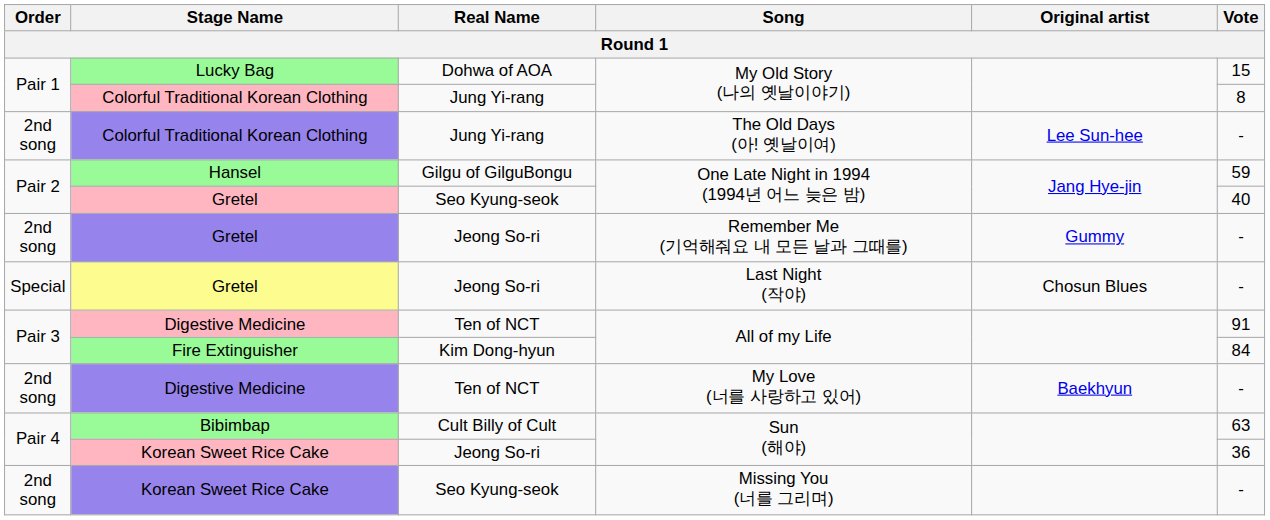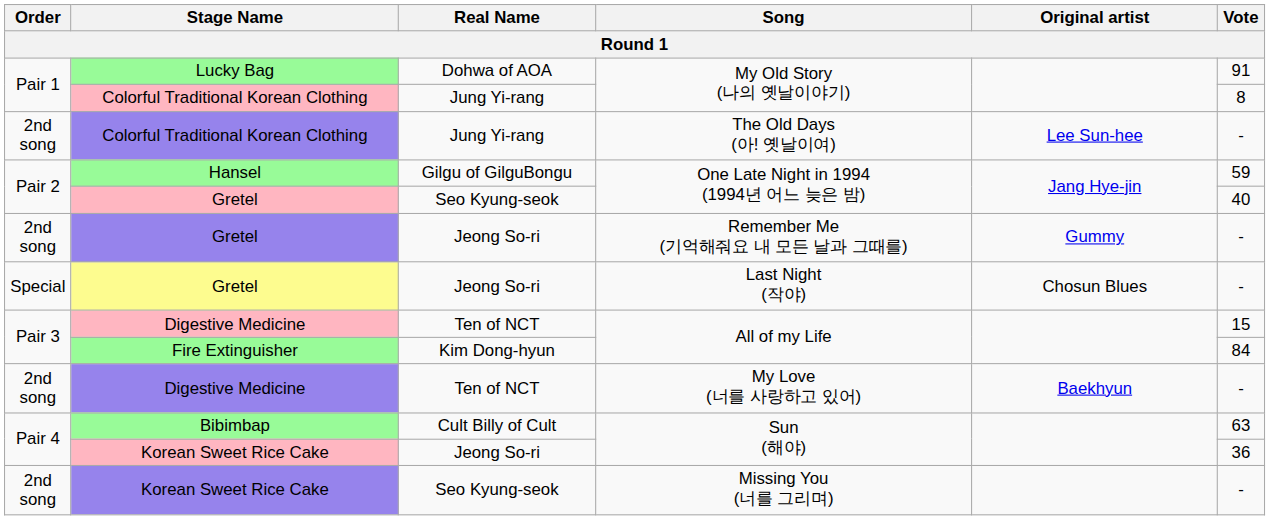(1241, 71) 15 -> (1241, 71) 91
(1241, 323) 91 -> (1241, 323) 15
